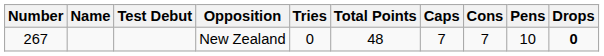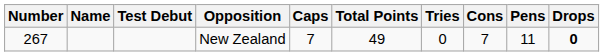columns swapped: (442, 16) <-> (310, 16)
(375, 39) 48 -> (377, 39) 49
(528, 39) 10 -> (528, 39) 11
